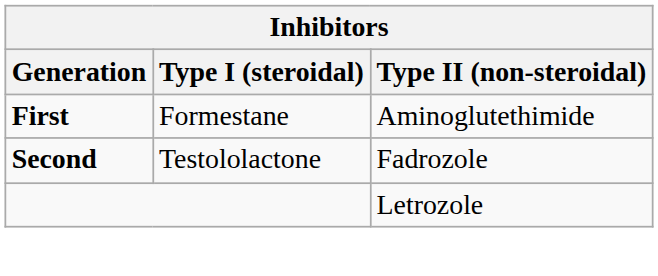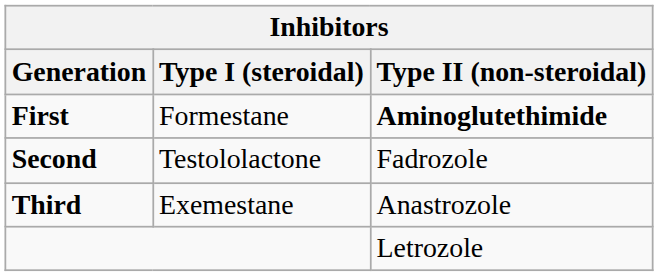(486, 115) normal -> (492, 115) bold
+ row: (46, 204)
